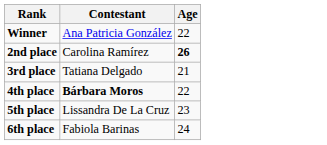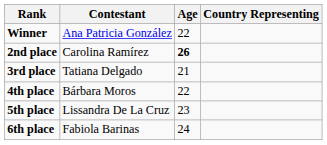+ column: (261, 14)
(103, 91) bold -> (99, 91) normal
